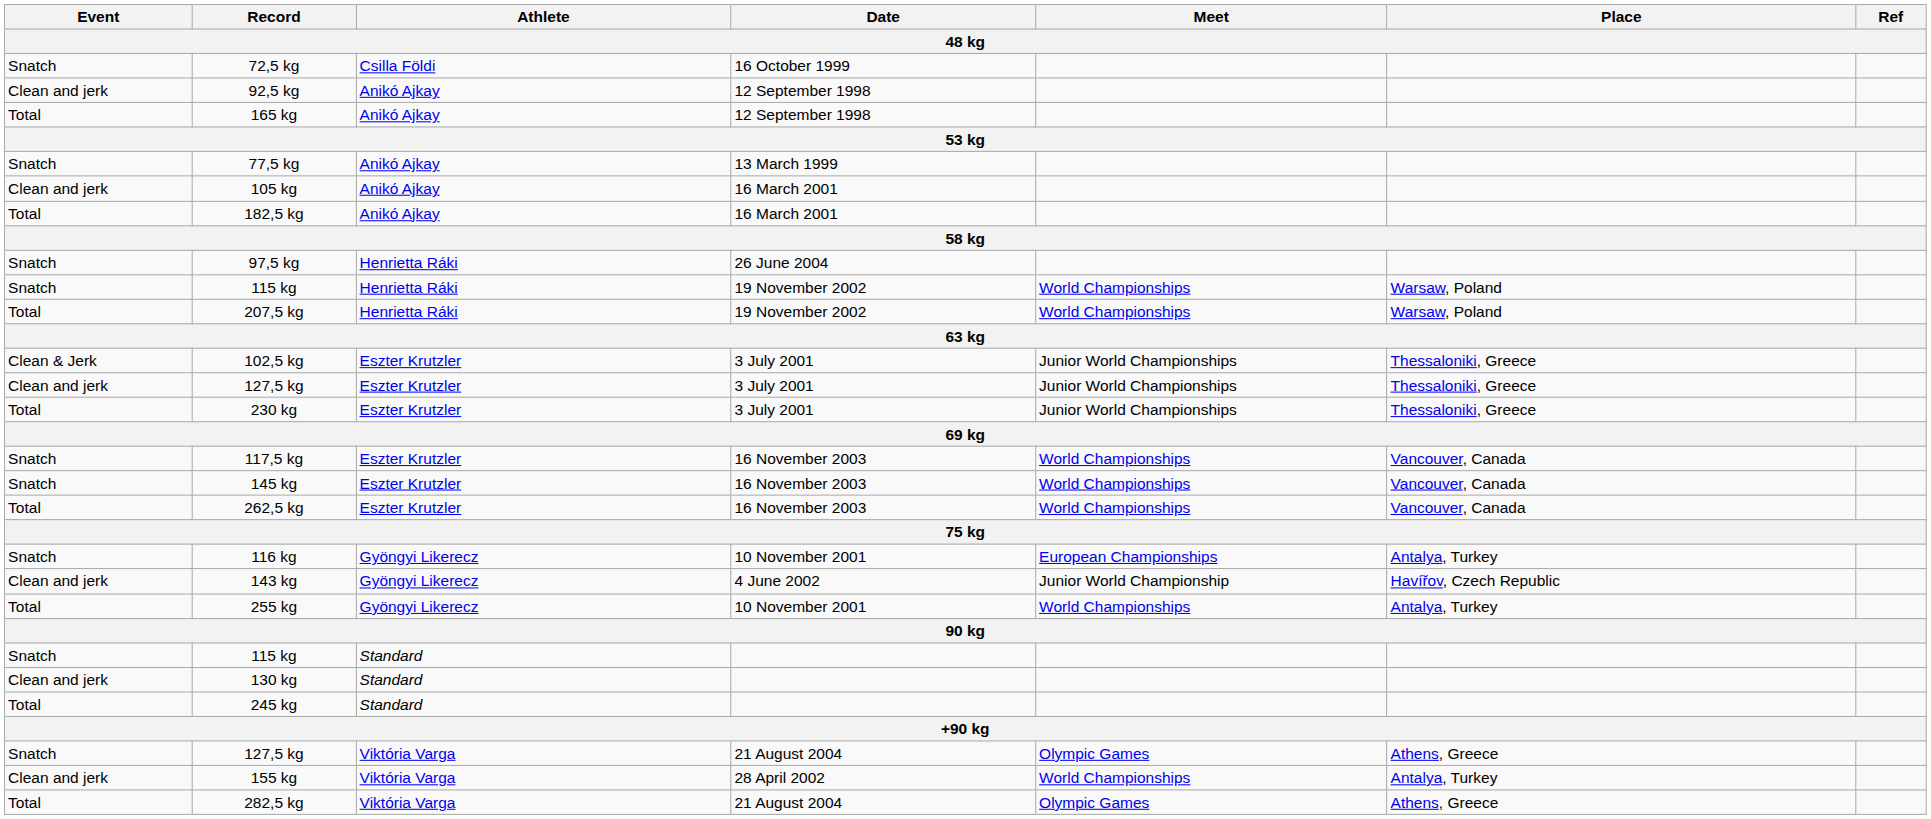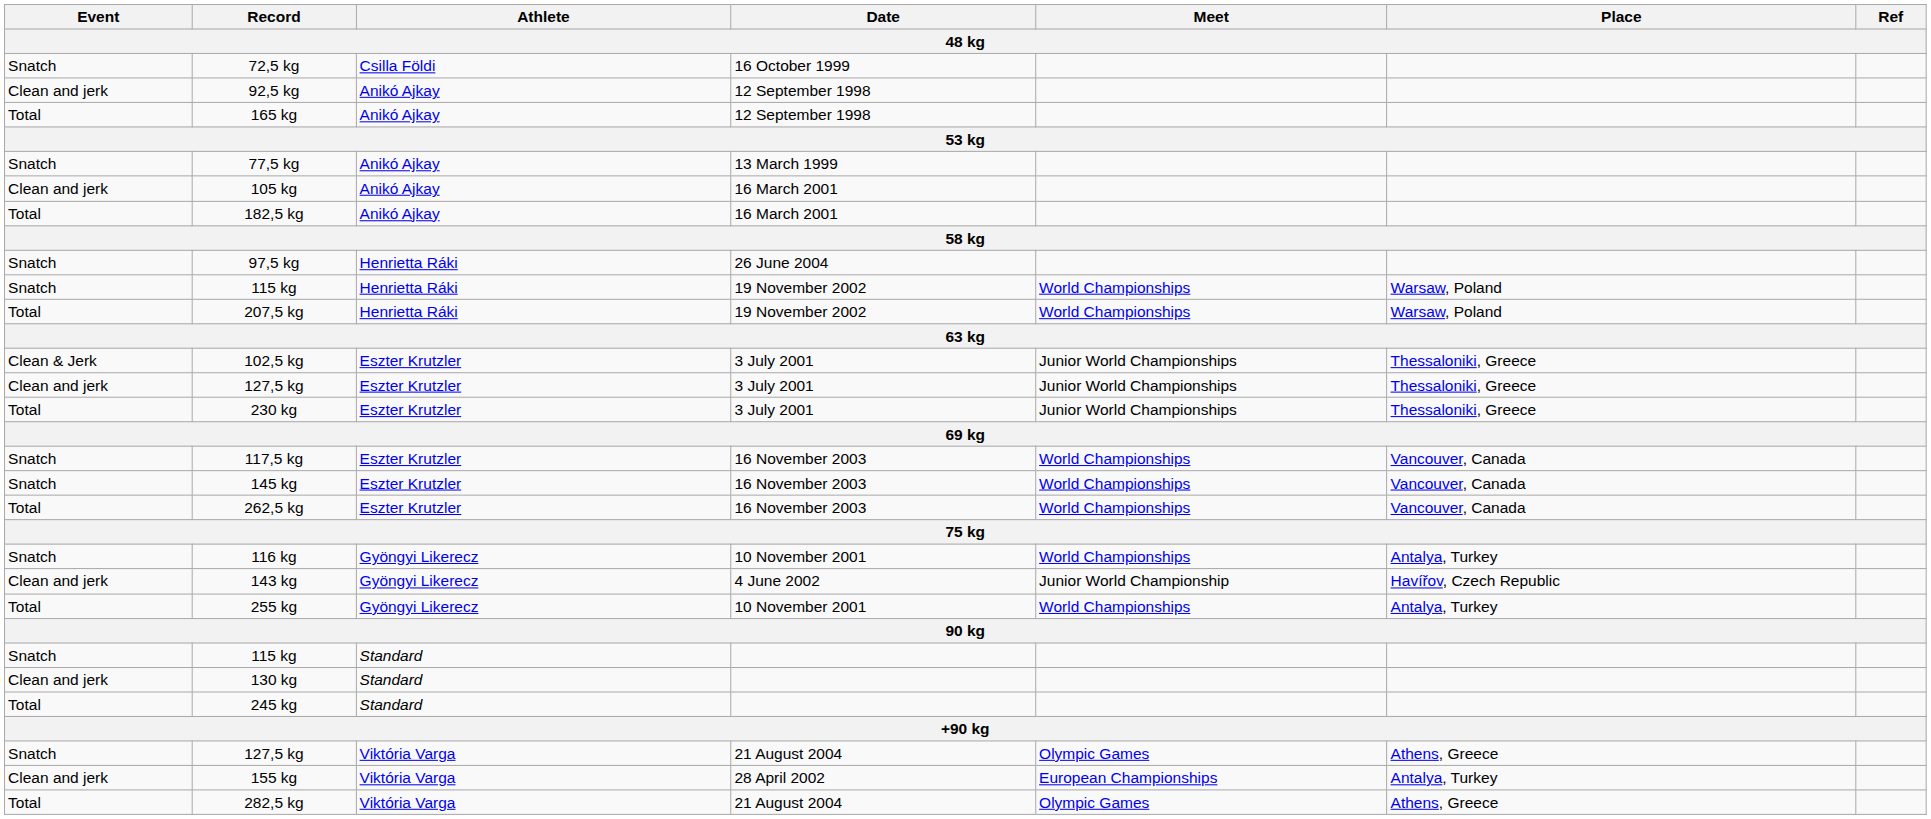(1128, 557) European Championships -> (1115, 557) World Championships
(1115, 778) World Championships -> (1128, 778) European Championships
